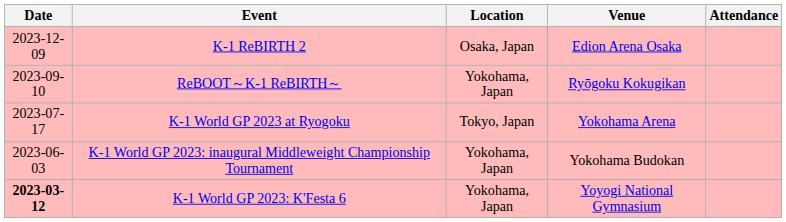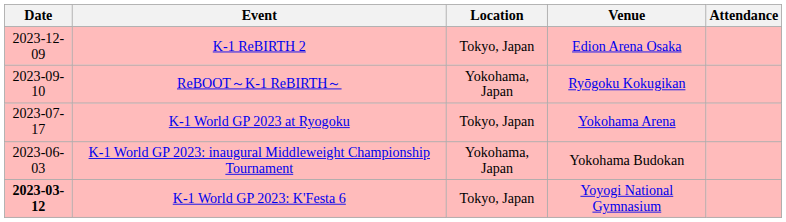(497, 45) Osaka, Japan -> (497, 45) Tokyo, Japan
(497, 198) Yokohama, Japan -> (497, 198) Tokyo, Japan
